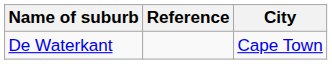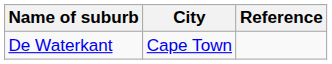columns swapped: (280, 18) <-> (188, 18)
